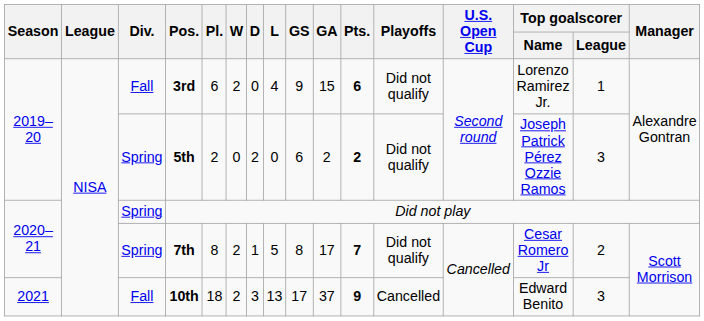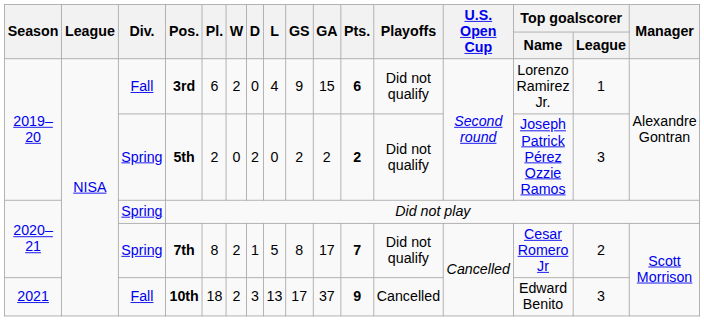(299, 157) 6 -> (299, 157) 2
